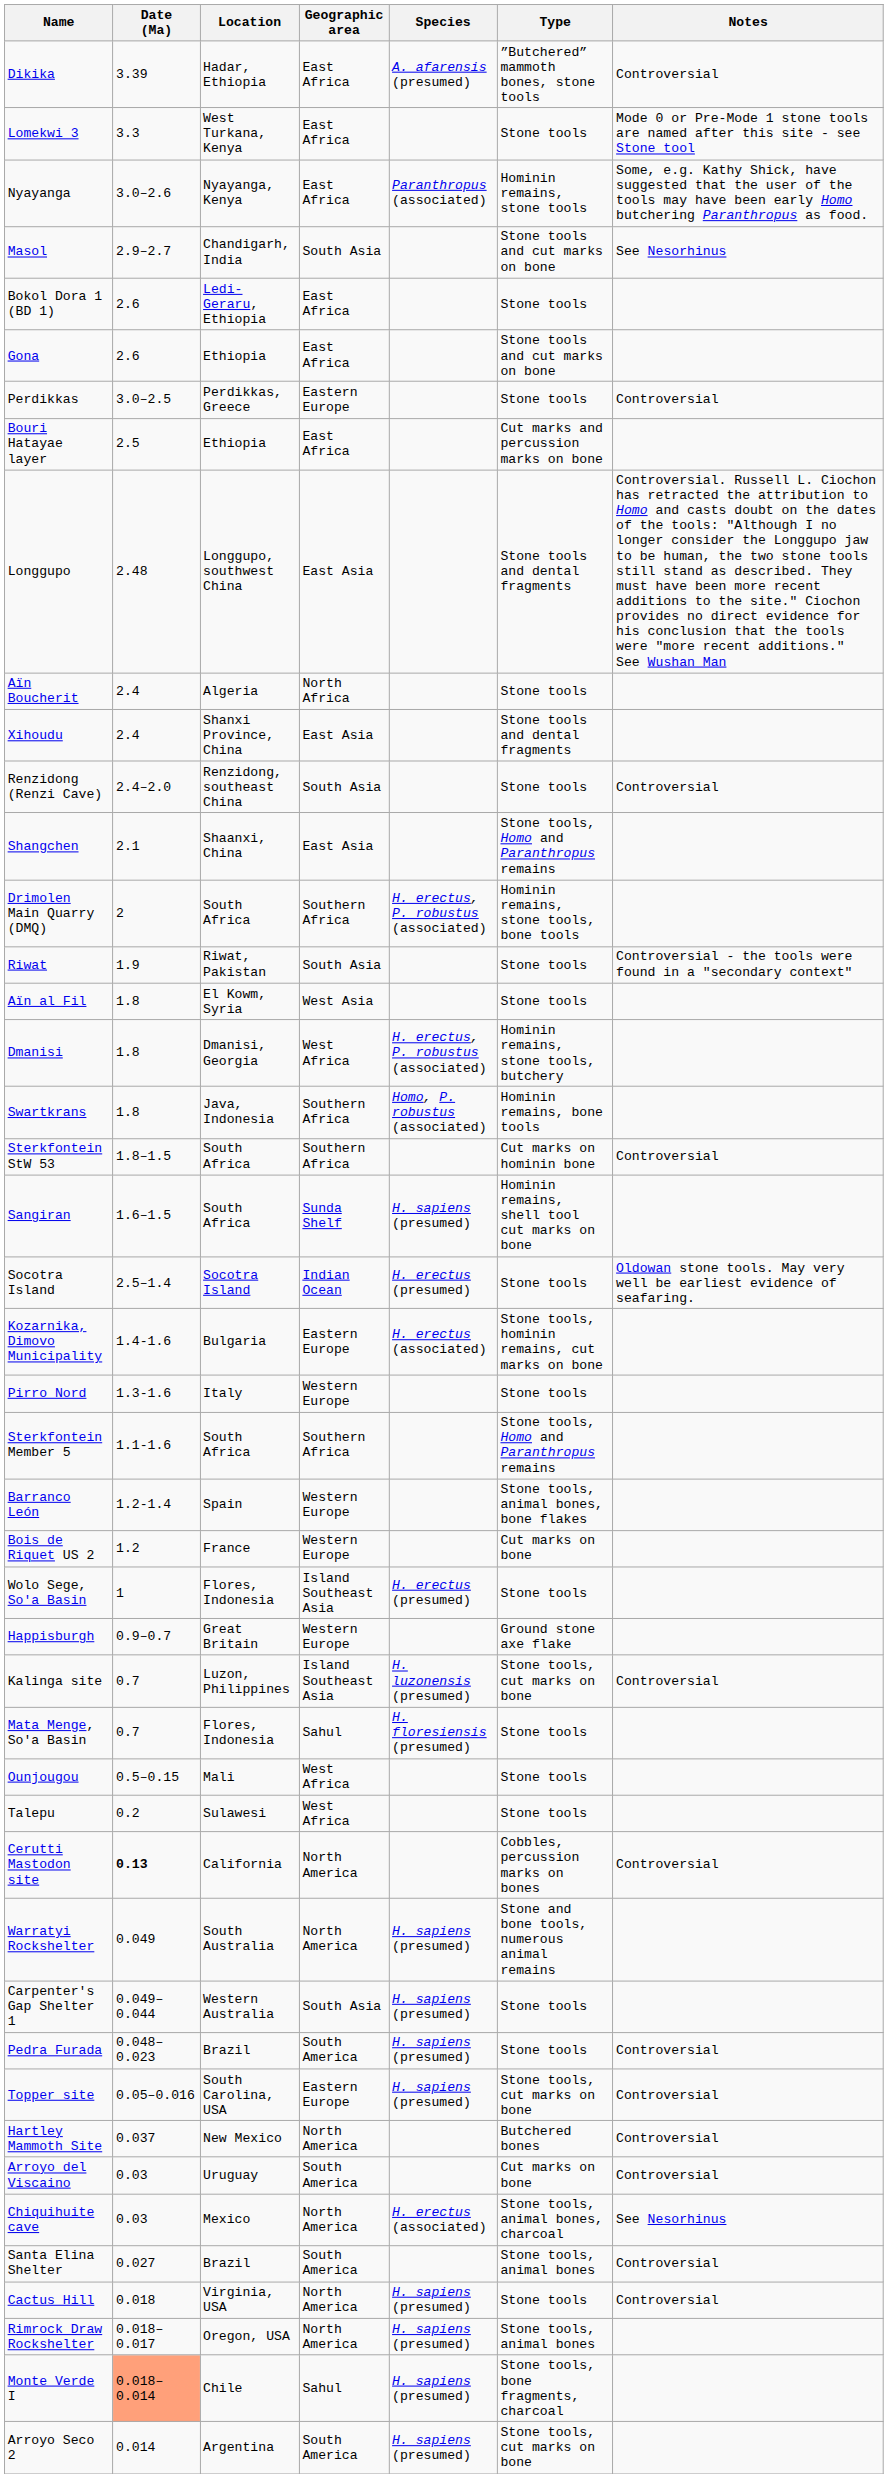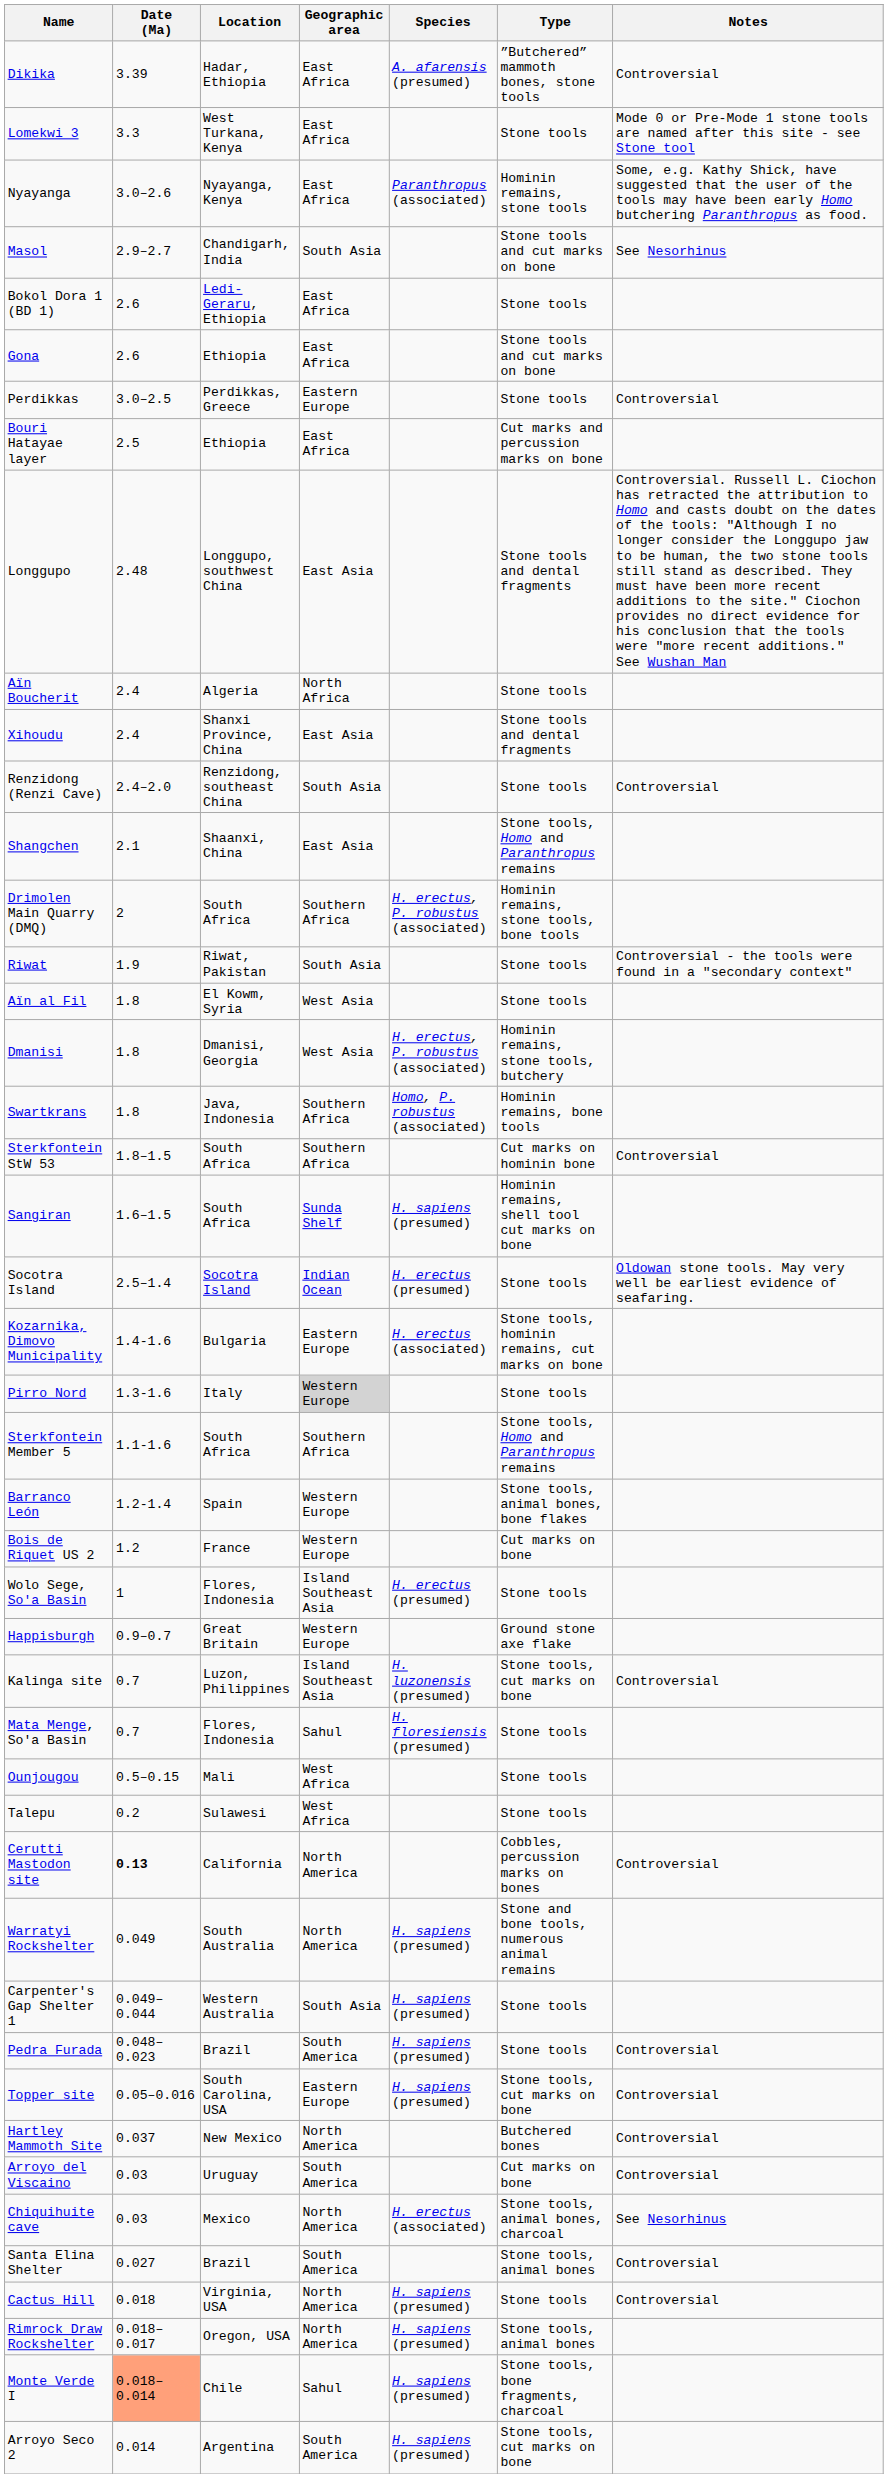(326, 1053) West Africa -> (338, 1053) West Asia
(330, 1394) no background -> (330, 1394) lightgrey background
